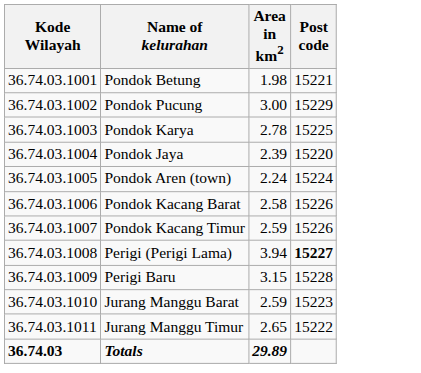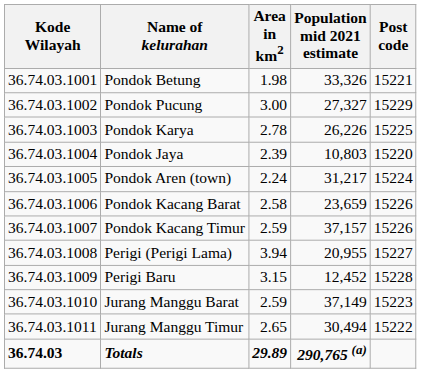+ column: (330, 36)
(314, 252) bold -> (393, 252) normal
